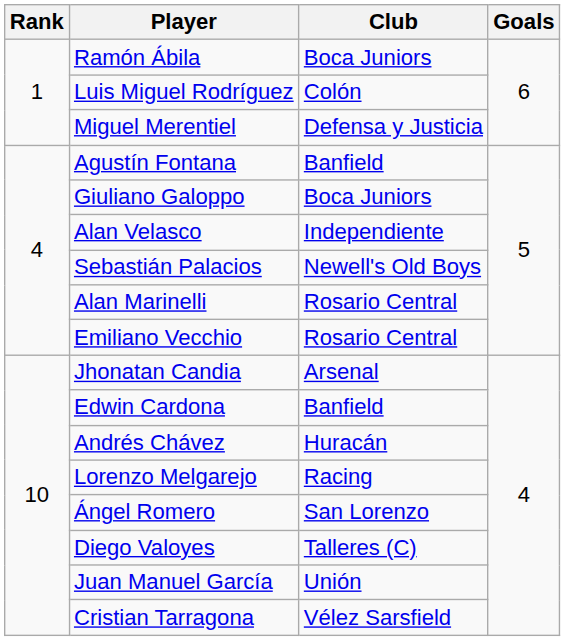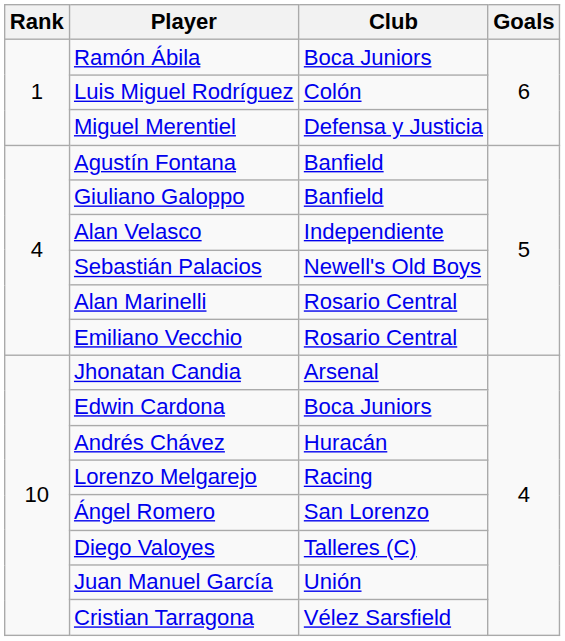(368, 197) Boca Juniors -> (344, 197) Banfield
(344, 407) Banfield -> (368, 407) Boca Juniors
